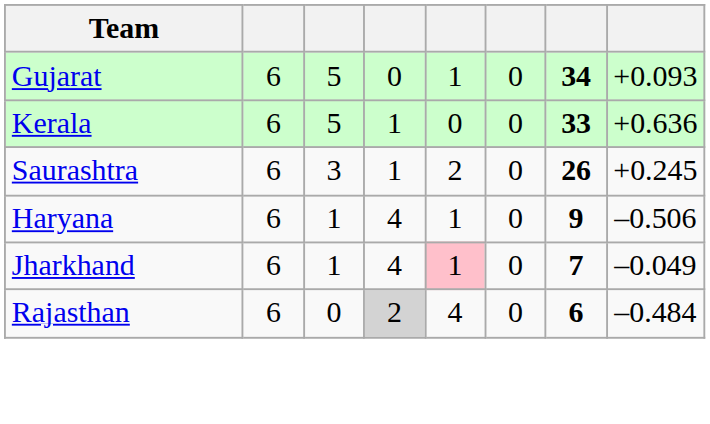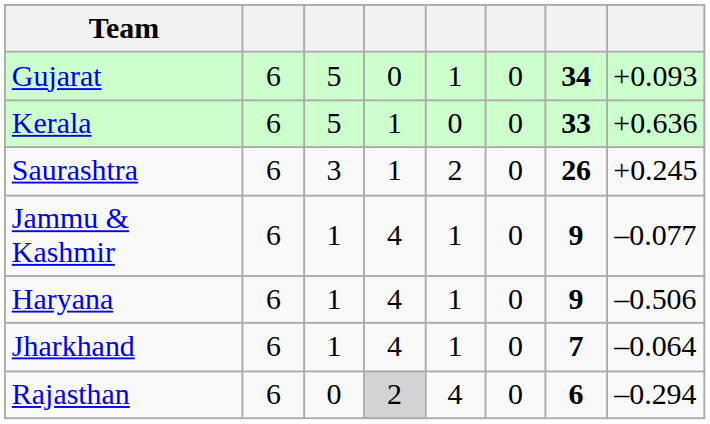+ row: (70, 234)
(455, 265) pink background -> (455, 346) no background
(655, 265) –0.049 -> (655, 346) –0.064
(655, 312) –0.484 -> (655, 394) –0.294
